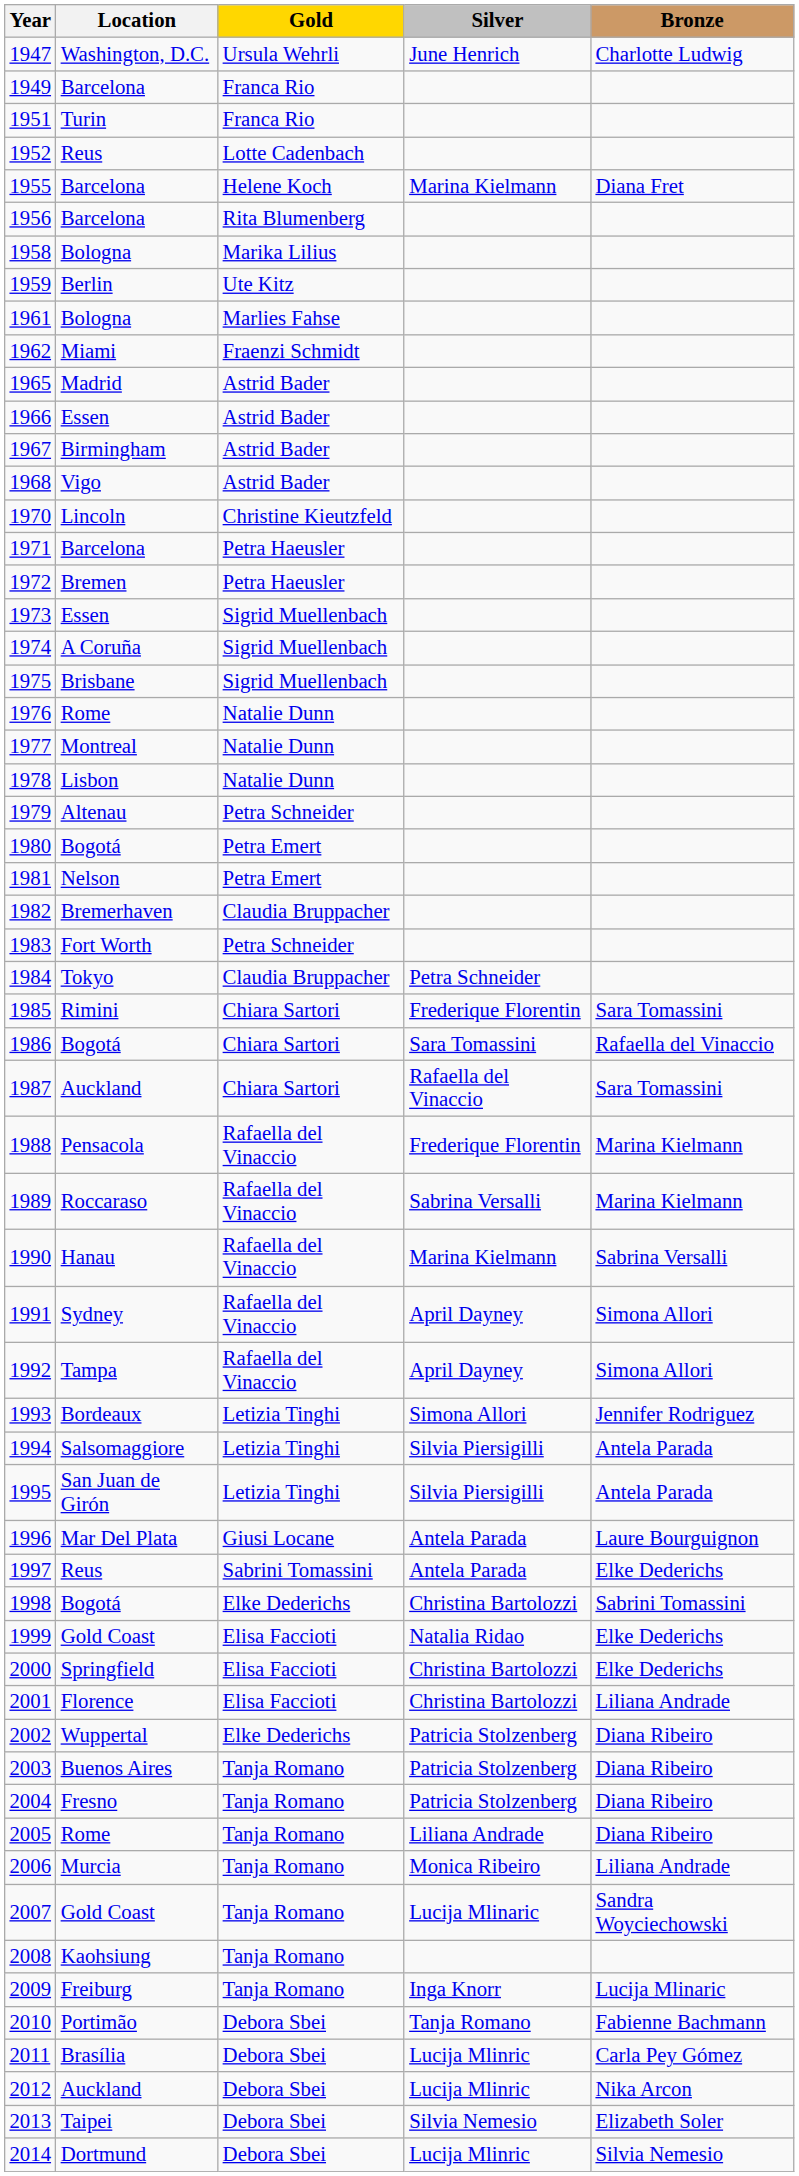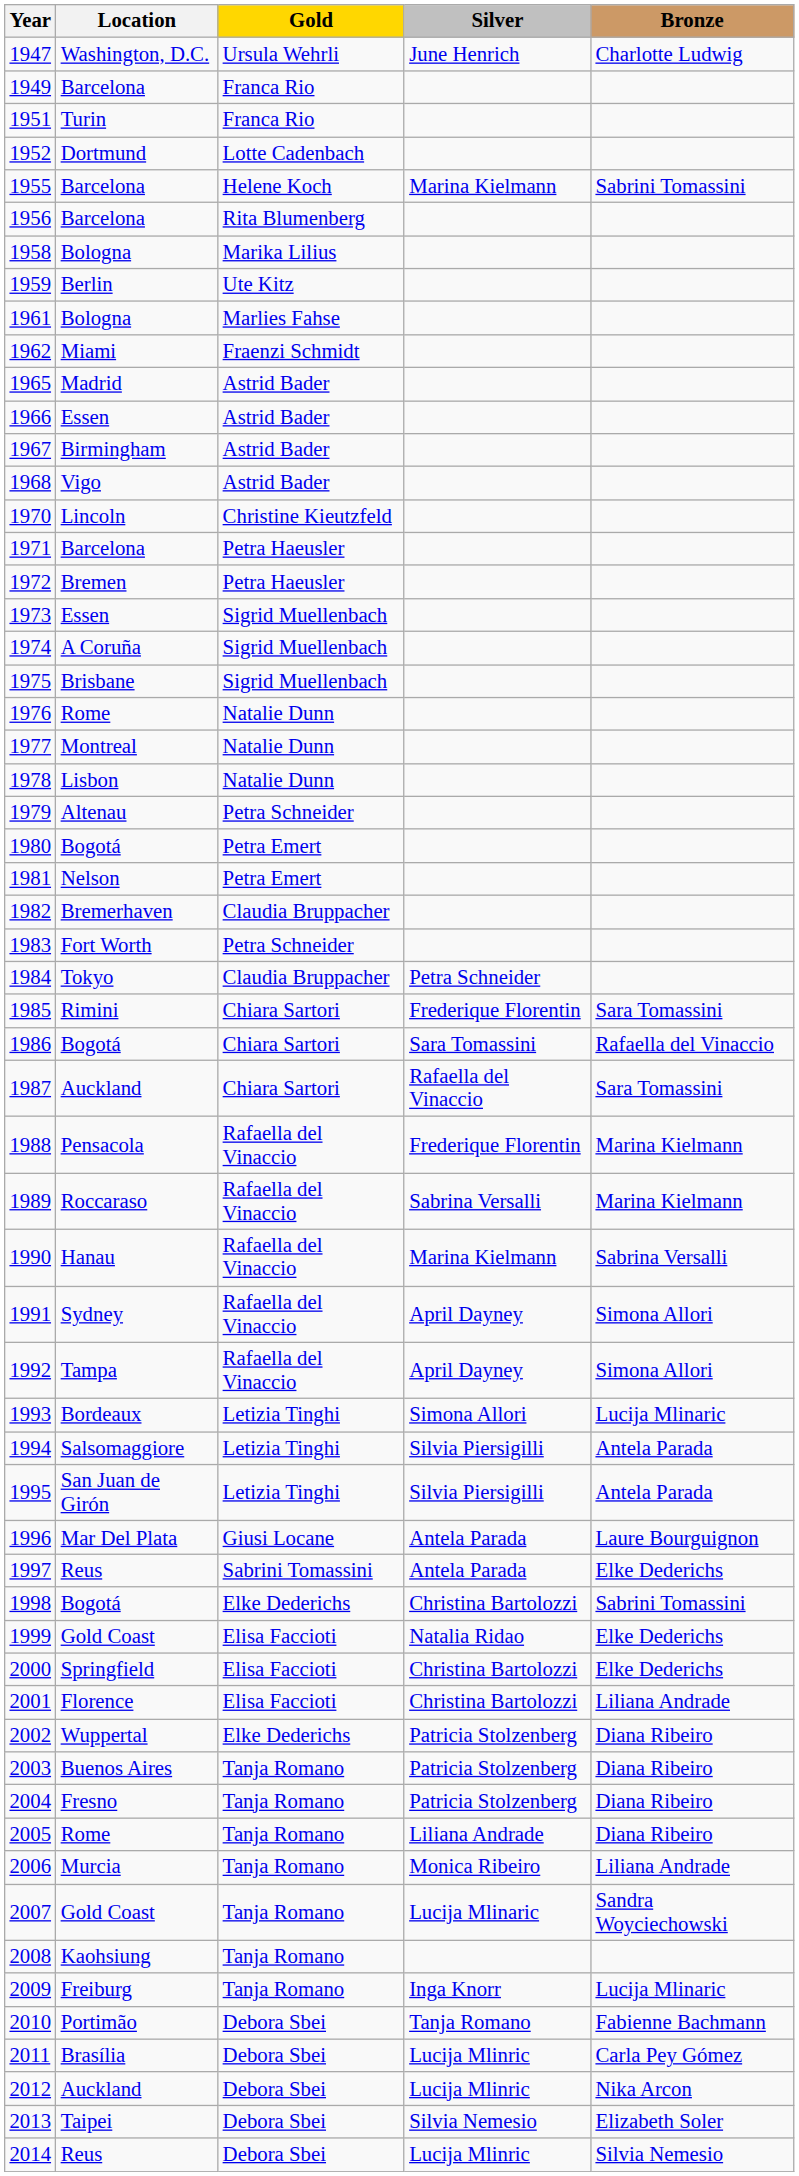(81, 152) Reus -> (103, 152) Dortmund
(640, 185) Diana Fret -> (671, 185) Sabrini Tomassini
(675, 1414) Jennifer Rodriguez -> (660, 1414) Lucija Mlinaric
(103, 2154) Dortmund -> (81, 2154) Reus
